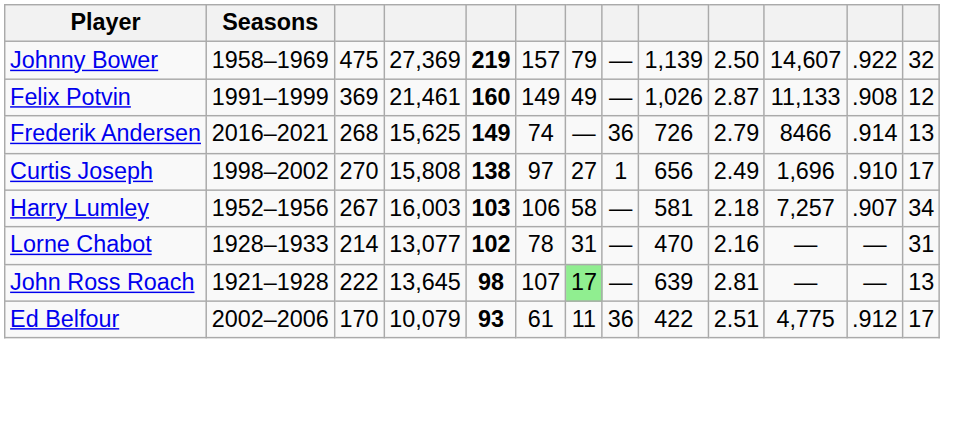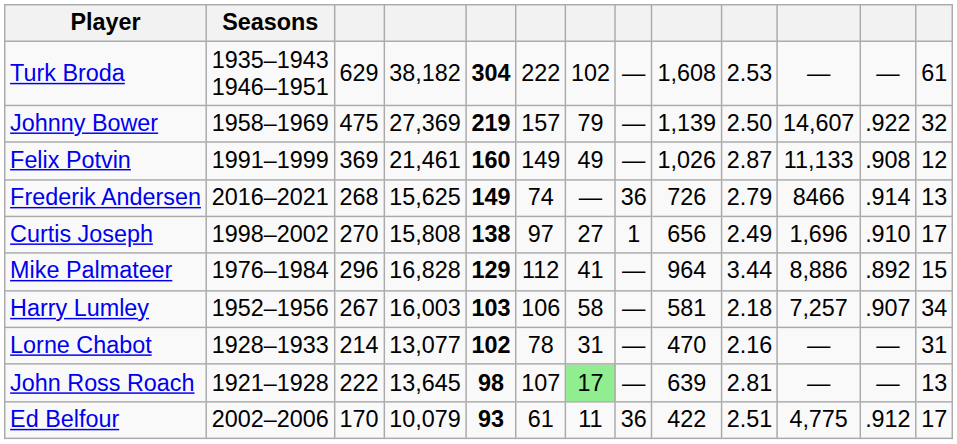+ row: (67, 73)
+ row: (91, 271)
